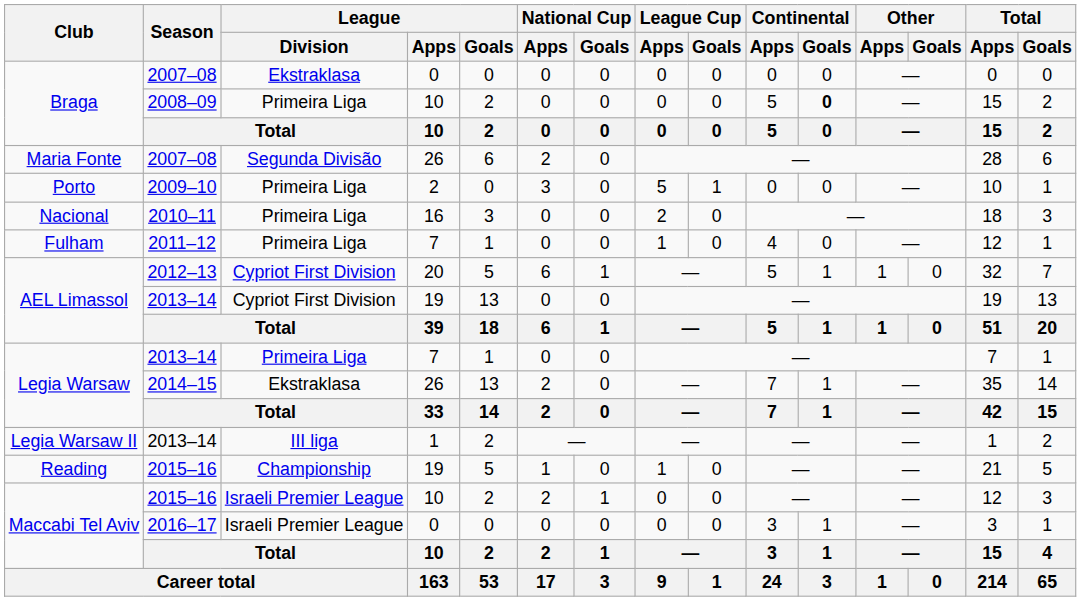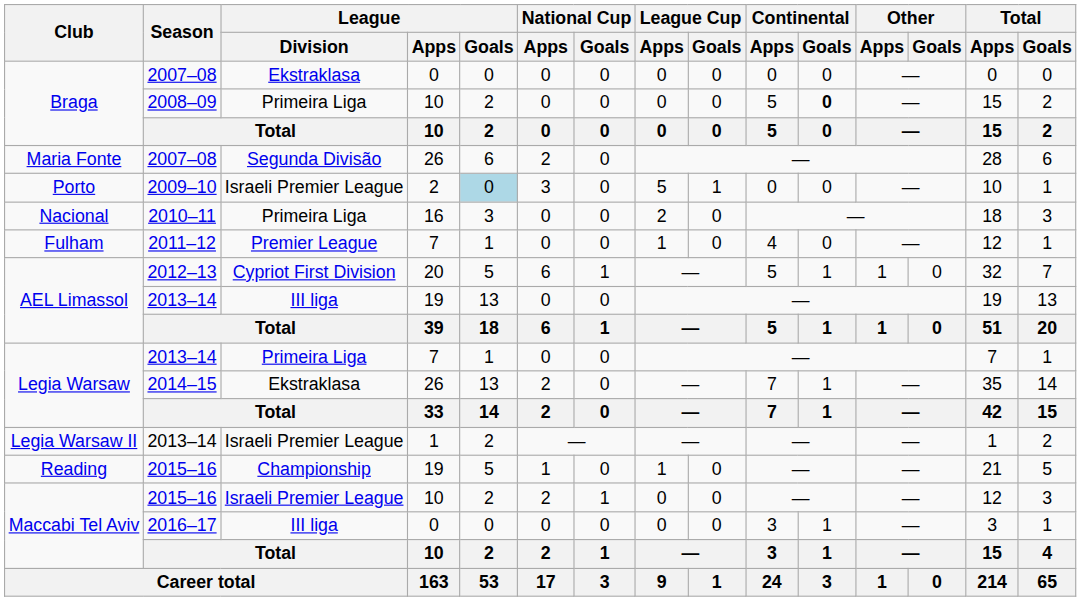(314, 187) Primeira Liga -> (314, 187) Israeli Premier League
(489, 187) no background -> (489, 187) lightblue background
(314, 243) Primeira Liga -> (314, 243) Premier League
(314, 300) Cypriot First Division -> (314, 300) III liga
(314, 441) III liga -> (314, 441) Israeli Premier League
(314, 525) Israeli Premier League -> (314, 525) III liga
